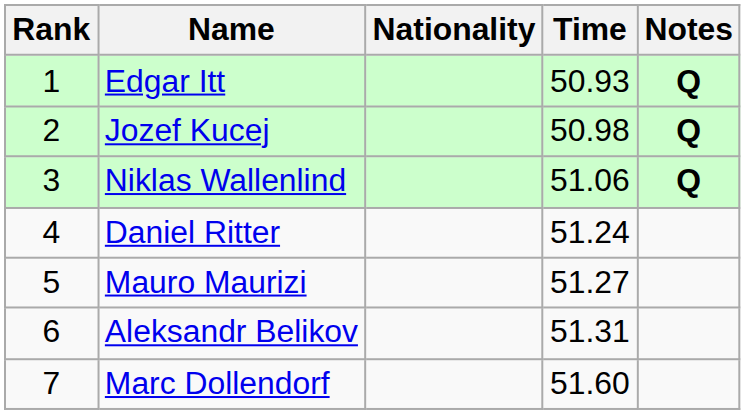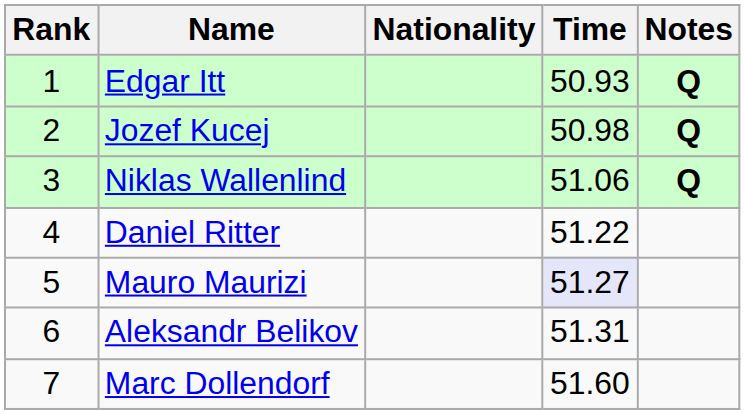(590, 231) 51.24 -> (590, 231) 51.22
(590, 282) no background -> (590, 282) lavender background
